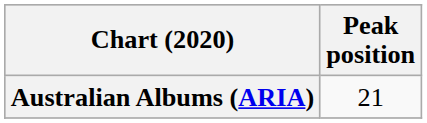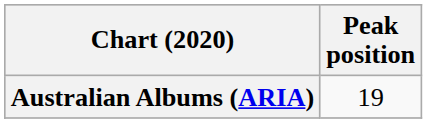(371, 96) 21 -> (371, 96) 19
